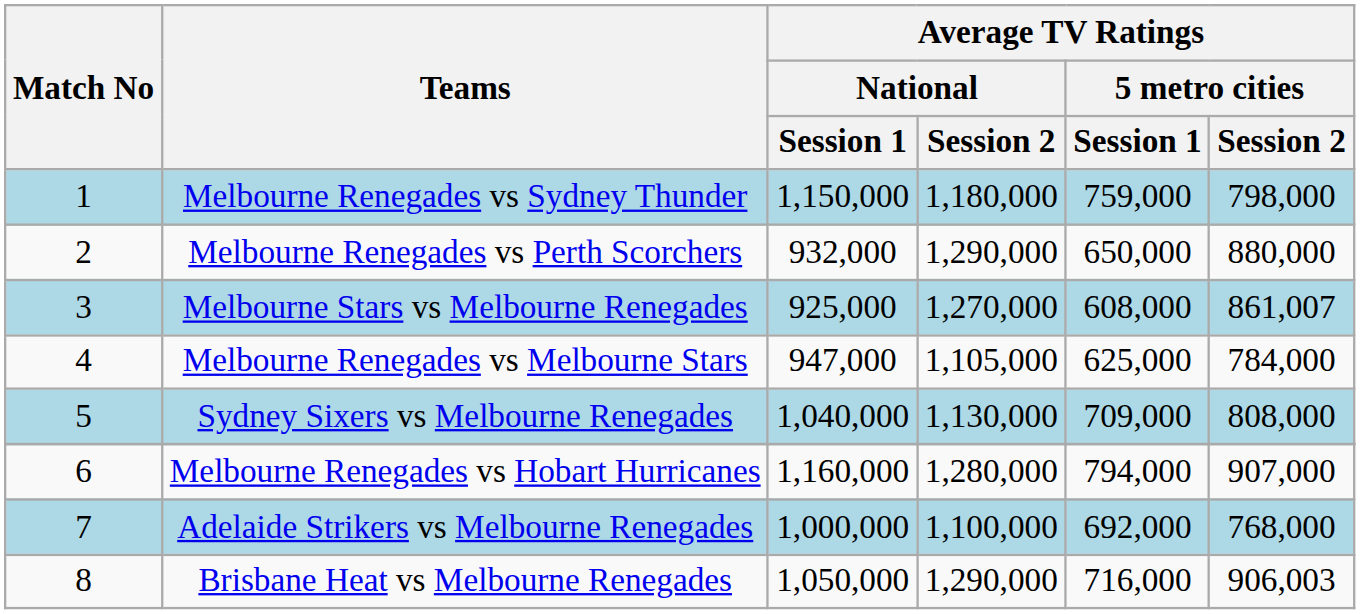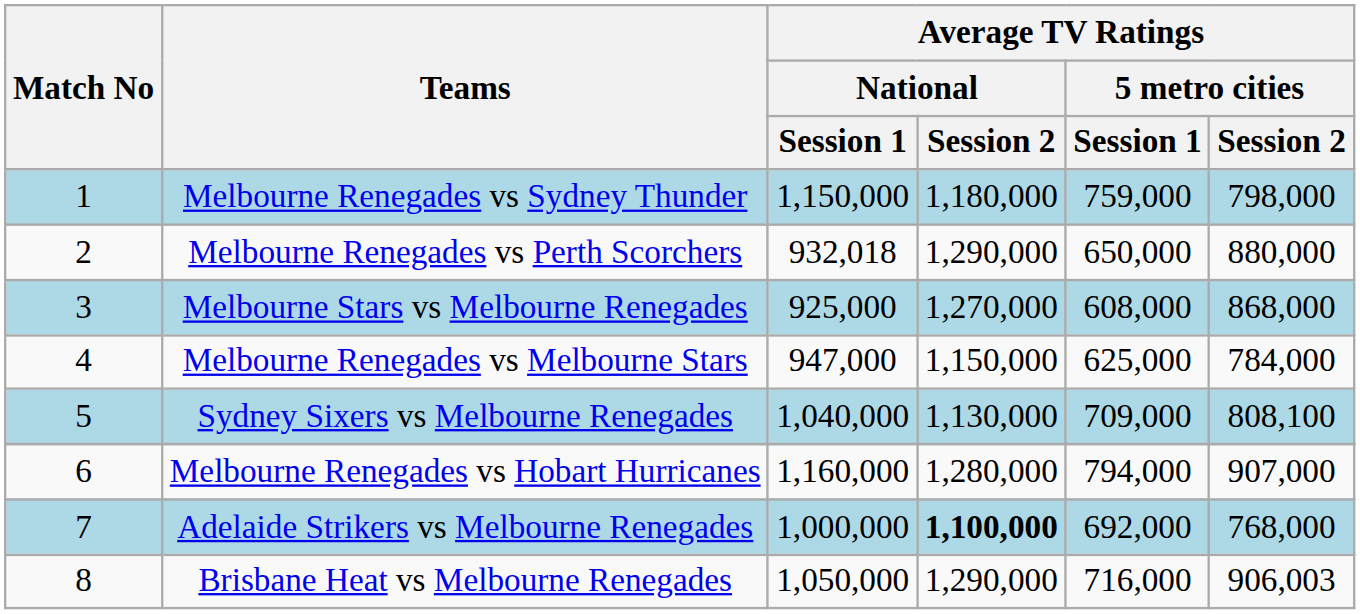(843, 251) 932,000 -> (843, 251) 932,018
(1282, 306) 861,007 -> (1282, 306) 868,000
(991, 361) 1,105,000 -> (991, 361) 1,150,000
(1282, 416) 808,000 -> (1282, 416) 808,100
(991, 526) normal -> (991, 526) bold
